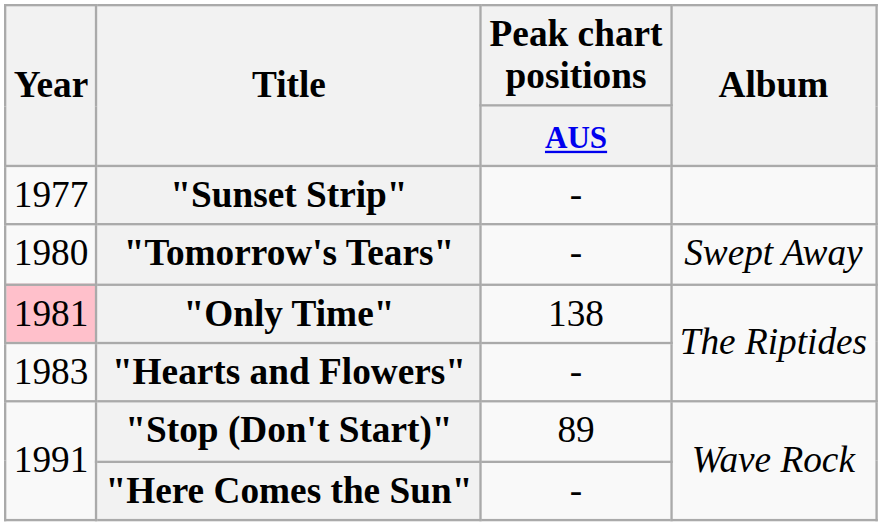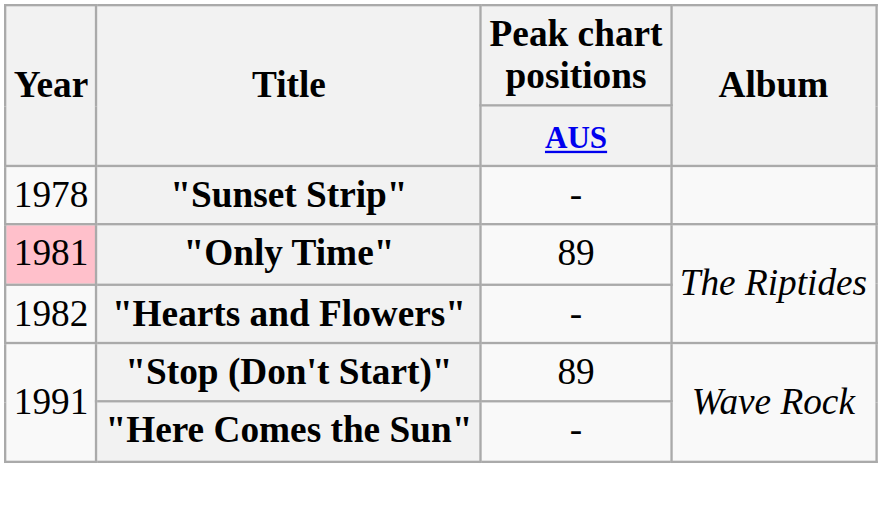(51, 194) 1977 -> (51, 194) 1978
- row: (289, 253)
(576, 312) 138 -> (576, 253) 89
(51, 371) 1983 -> (51, 312) 1982
